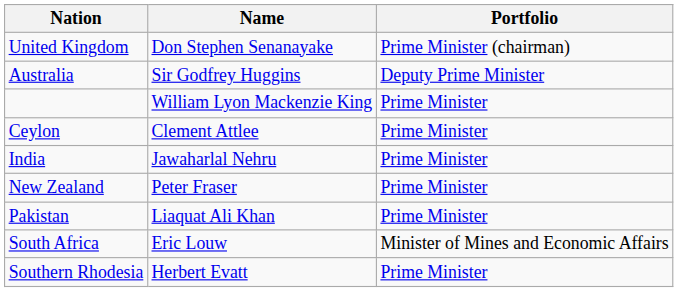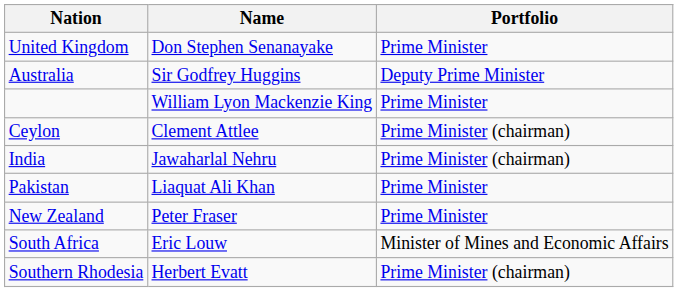(475, 46) Prime Minister (chairman) -> (434, 46) Prime Minister
(434, 131) Prime Minister -> (475, 131) Prime Minister (chairman)
(434, 159) Prime Minister -> (475, 159) Prime Minister (chairman)
rows swapped: (56, 187) <-> (39, 215)
(434, 272) Prime Minister -> (475, 272) Prime Minister (chairman)
